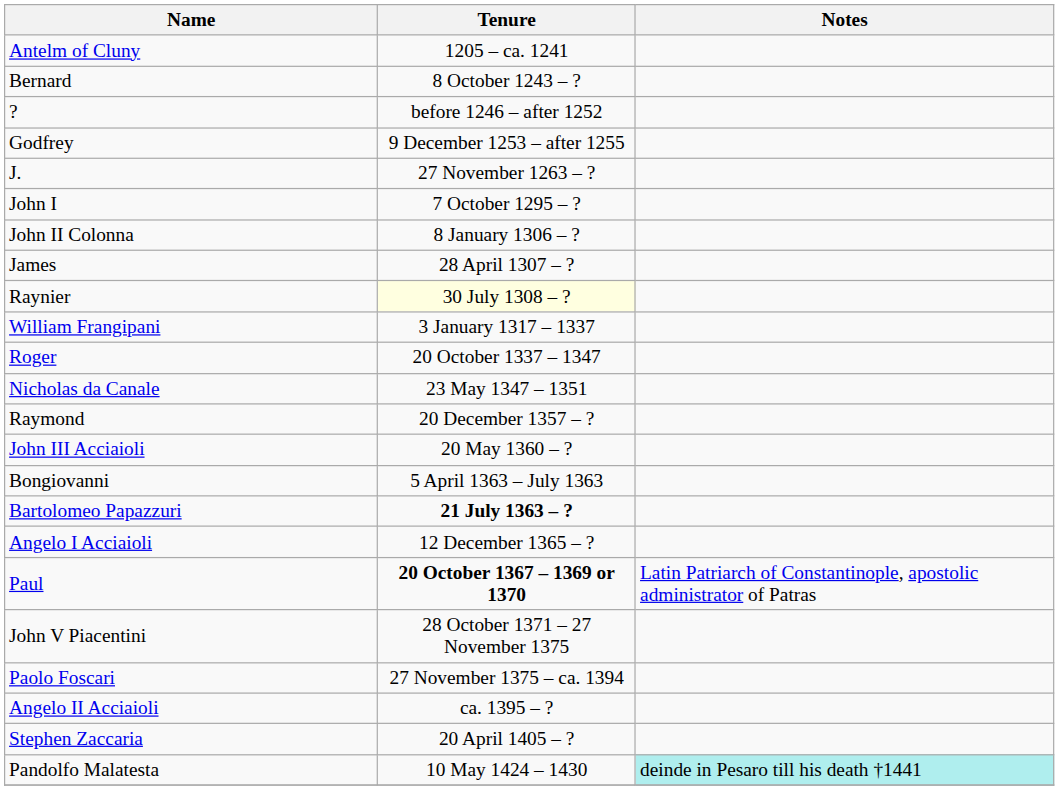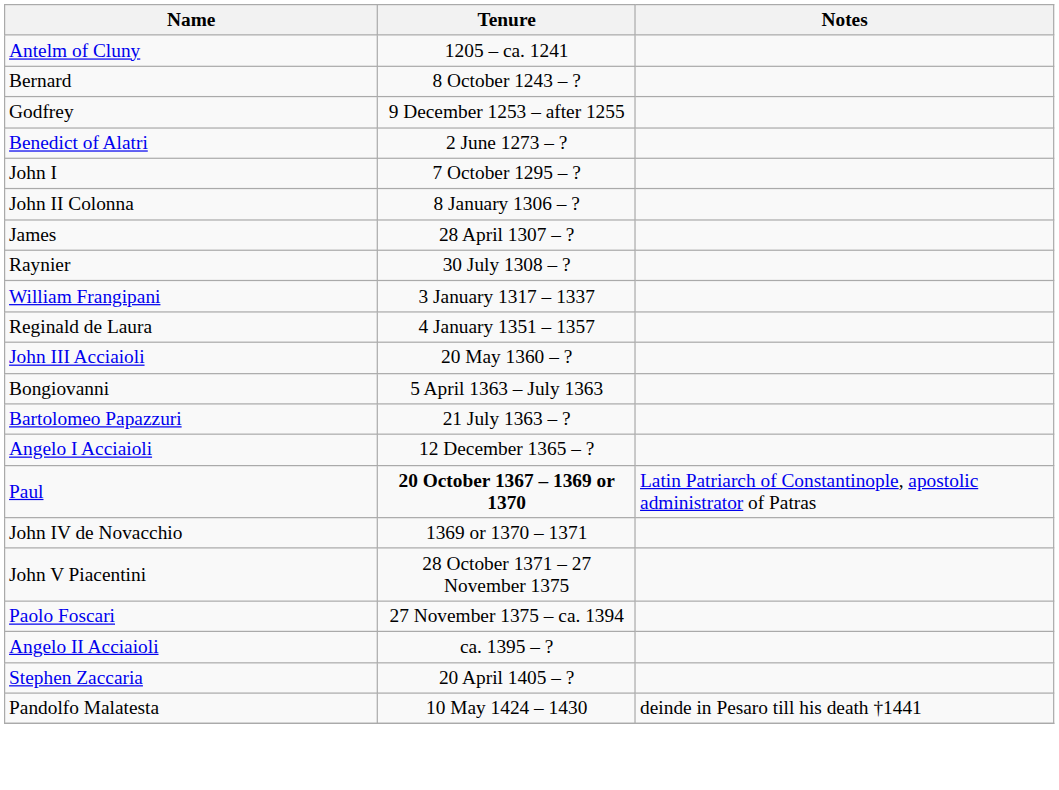- row: (13, 111)
- row: (15, 173)
+ row: (78, 142)
(507, 296) lightyellow background -> (507, 265) no background
- row: (33, 357)
- row: (84, 388)
+ row: (81, 326)
- row: (47, 419)
(507, 511) bold -> (507, 419) normal
+ row: (96, 532)
(781, 769) paleturquoise background -> (781, 708) no background
